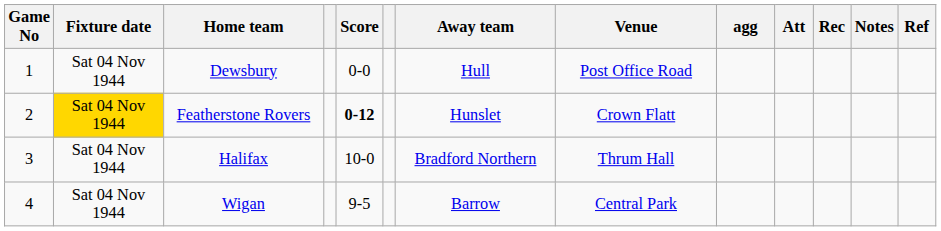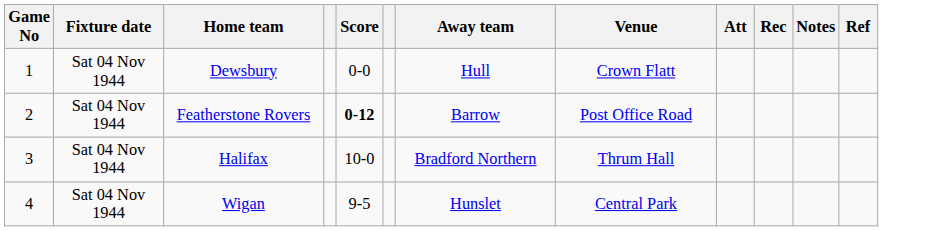- column: (746, 26)
(636, 70) Post Office Road -> (636, 70) Crown Flatt
(108, 115) gold background -> (108, 115) no background
(475, 115) Hunslet -> (475, 115) Barrow
(636, 115) Crown Flatt -> (636, 115) Post Office Road
(475, 203) Barrow -> (475, 203) Hunslet
